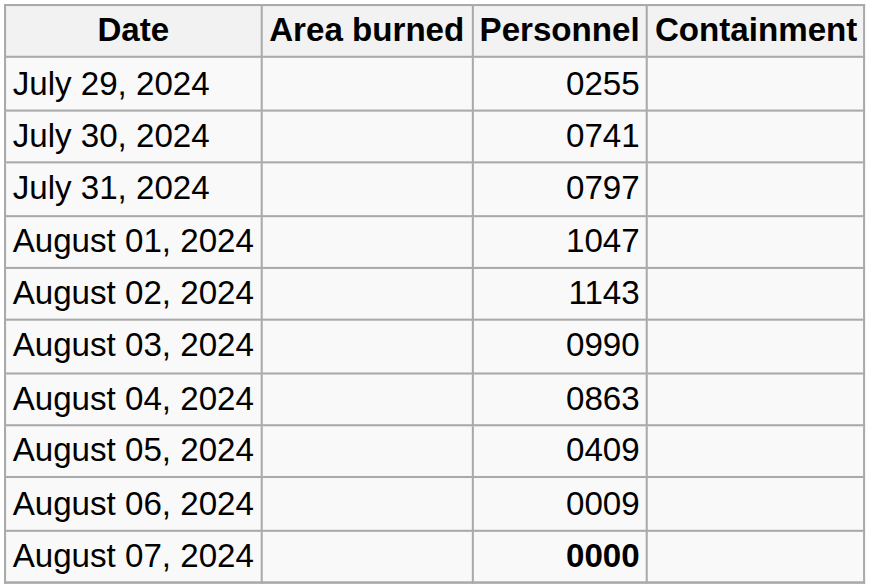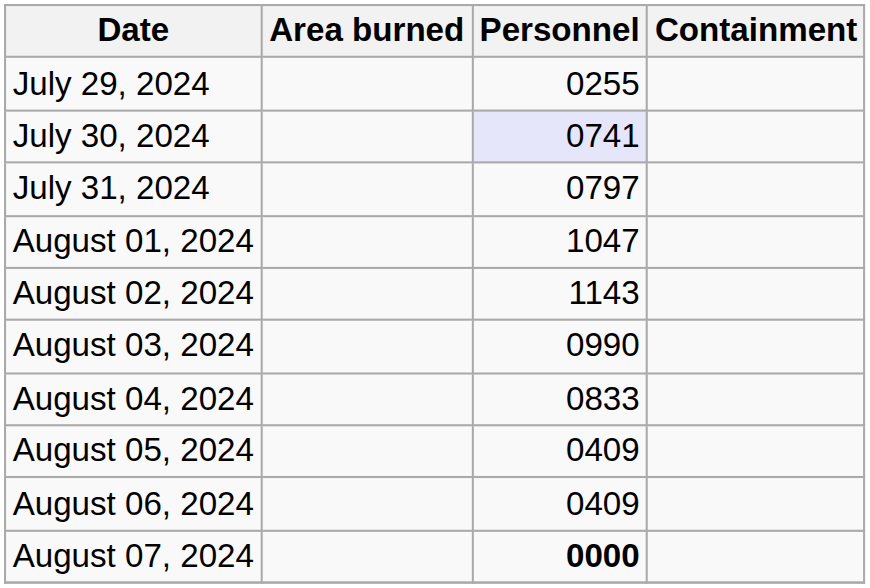(603, 135) no background -> (603, 135) lavender background
(603, 398) 0863 -> (603, 398) 0833
(603, 503) 0009 -> (603, 503) 0409
